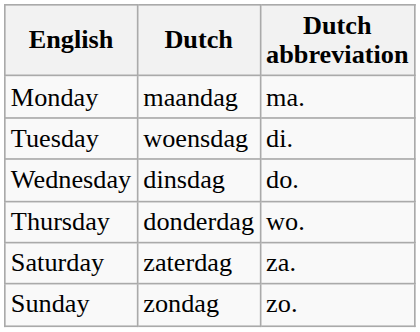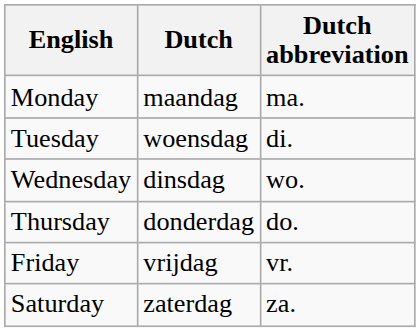(283, 179) do. -> (285, 179) wo.
(285, 221) wo. -> (283, 221) do.
+ row: (45, 262)
- row: (50, 304)
